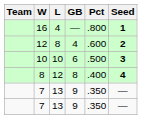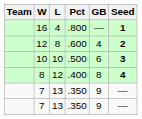columns swapped: (97, 12) <-> (75, 12)
